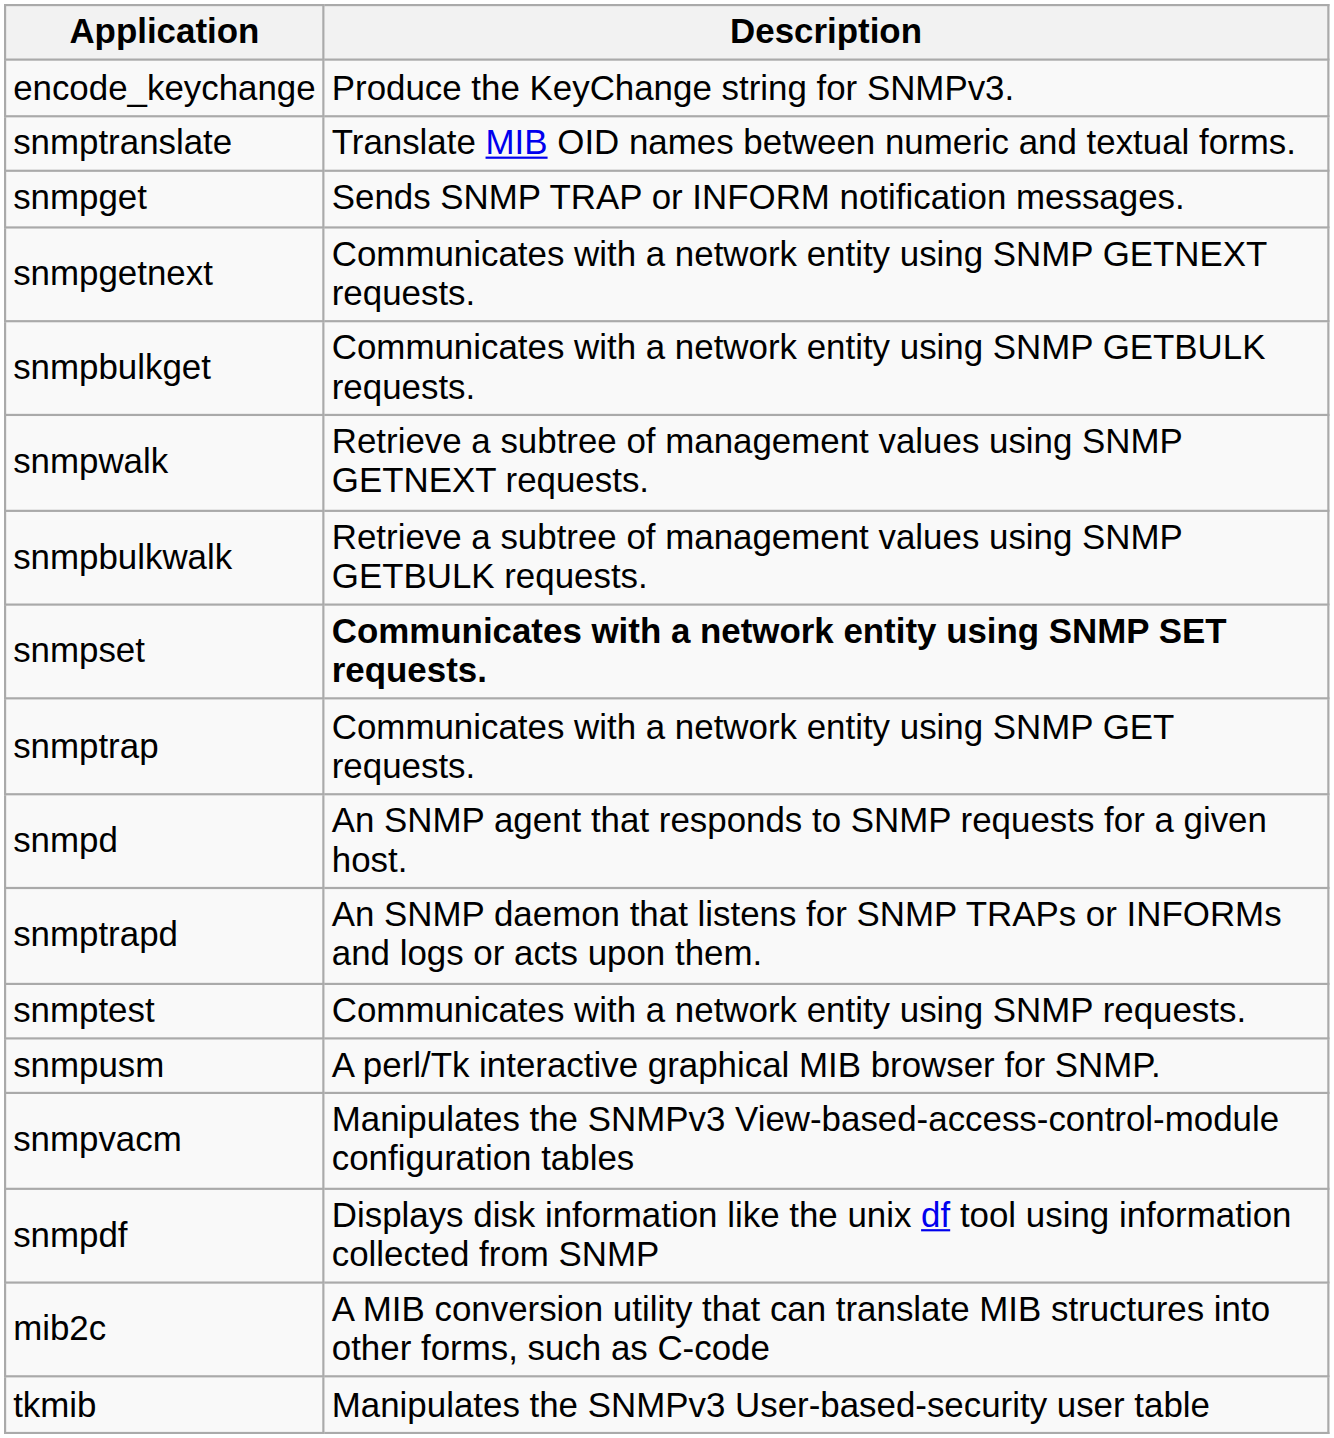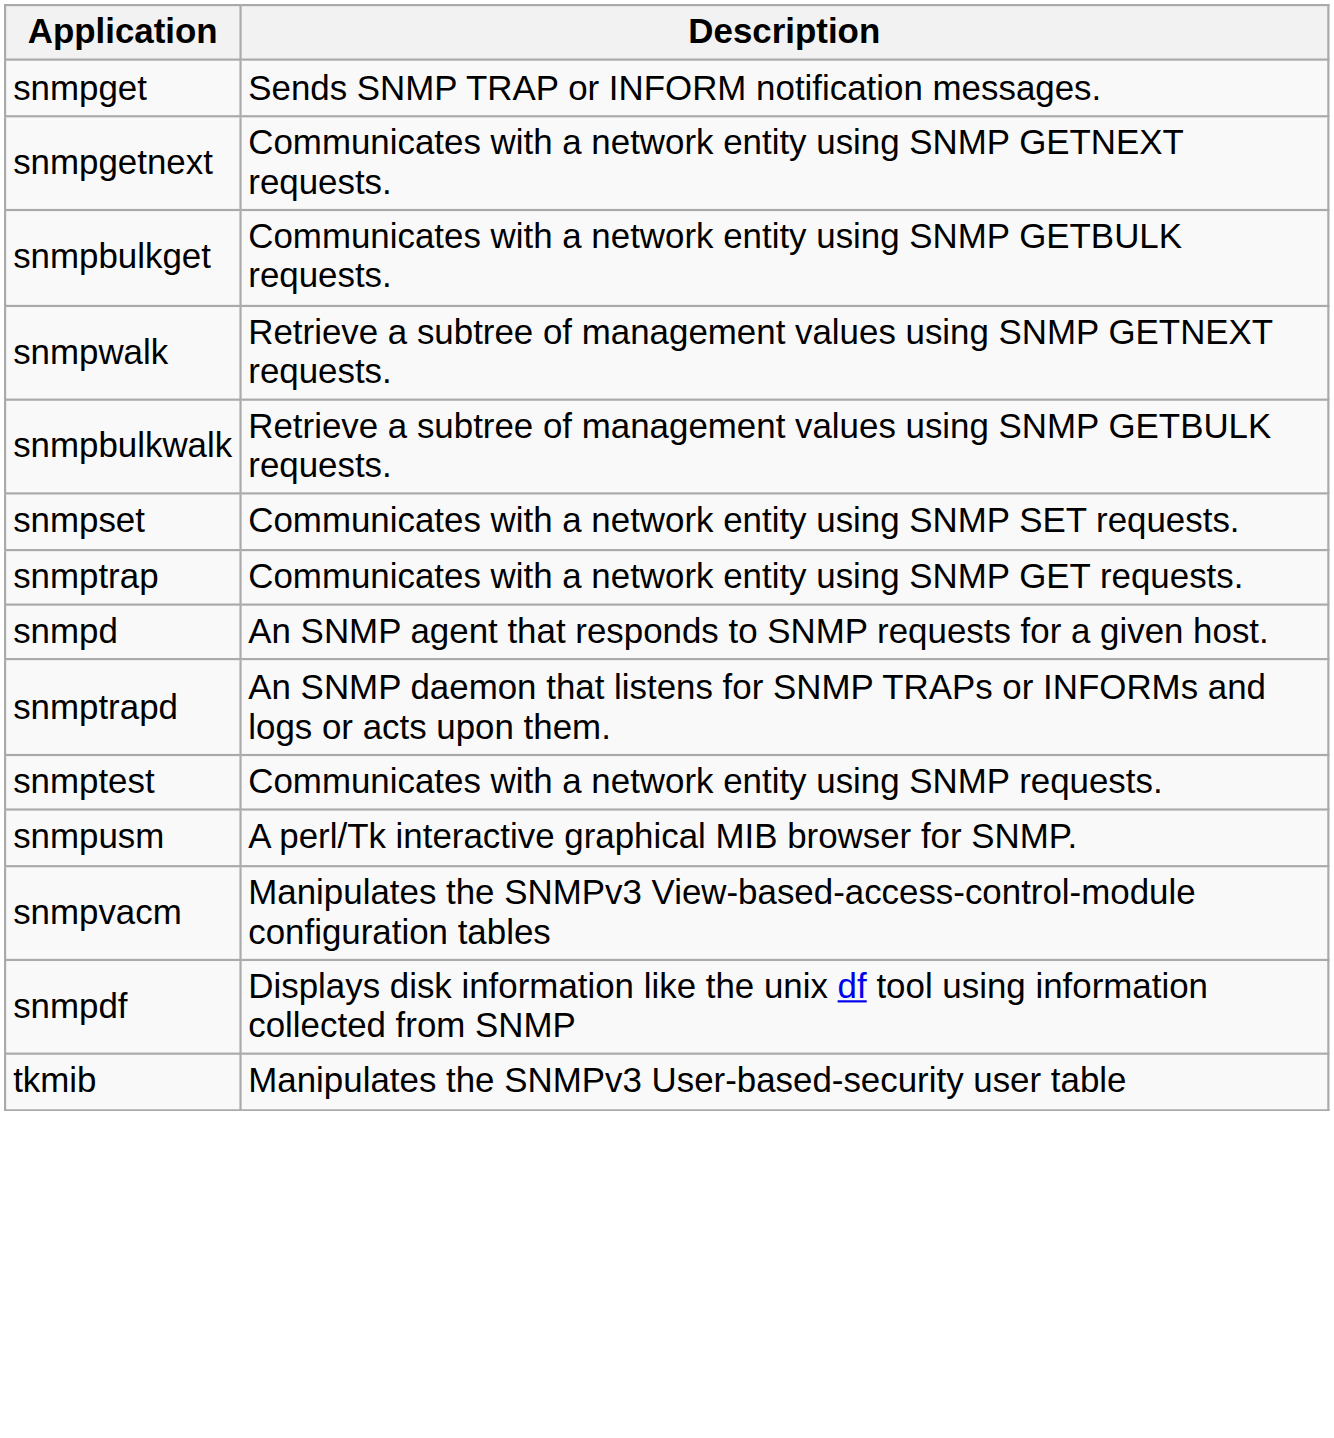- row: (164, 87)
- row: (123, 142)
(779, 651) bold -> (744, 521) normal
- row: (60, 1329)
